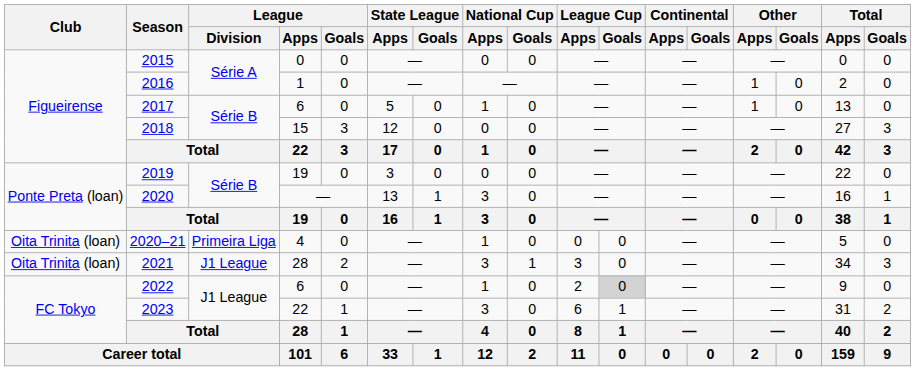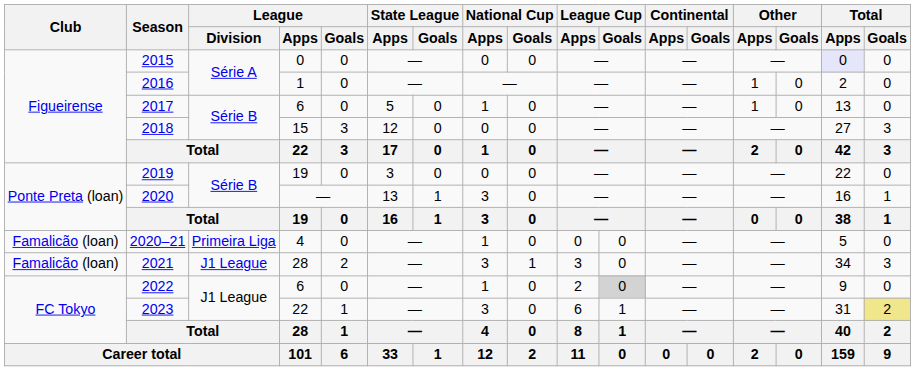(843, 60) no background -> (843, 60) lavender background
(66, 241) Oita Trinita (loan) -> (66, 241) Famalicão (loan)
(66, 264) Oita Trinita (loan) -> (66, 264) Famalicão (loan)
(887, 309) no background -> (887, 309) khaki background
